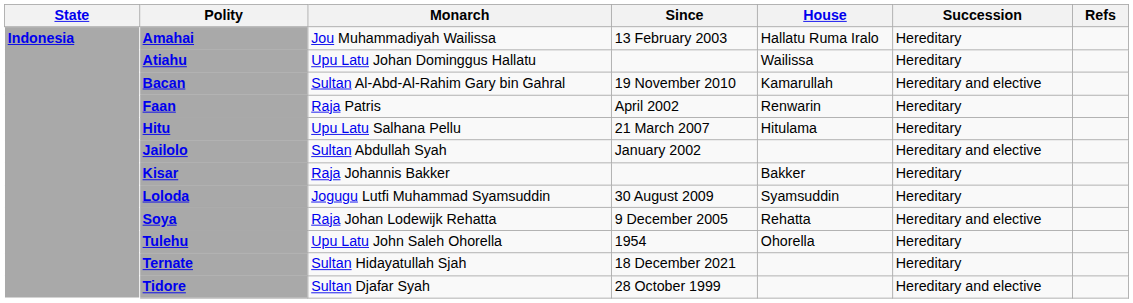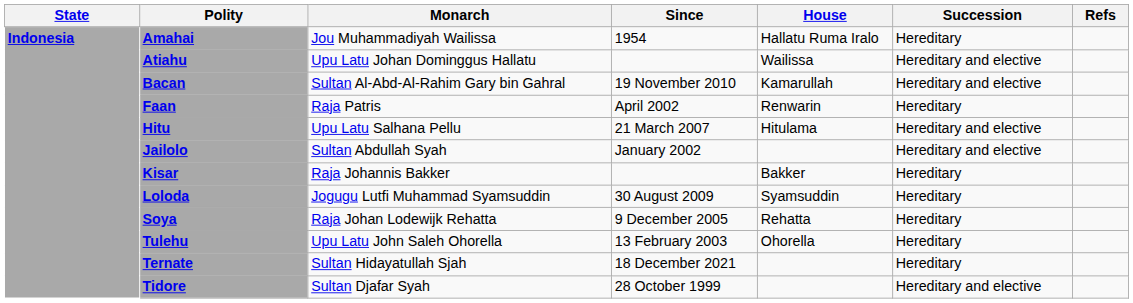(671, 38) 13 February 2003 -> (631, 38) 1954
(929, 60) Hereditary -> (969, 60) Hereditary and elective
(929, 128) Hereditary -> (969, 128) Hereditary and elective
(969, 219) Hereditary and elective -> (929, 219) Hereditary
(631, 241) 1954 -> (671, 241) 13 February 2003
